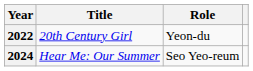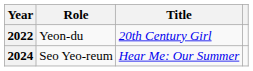columns swapped: (100, 14) <-> (203, 14)
